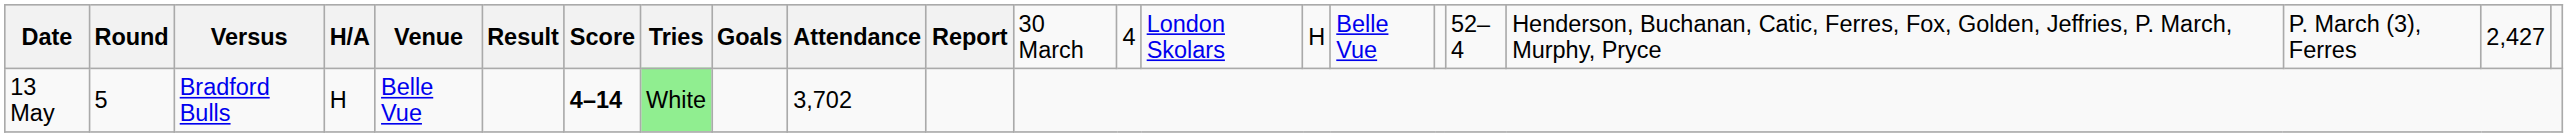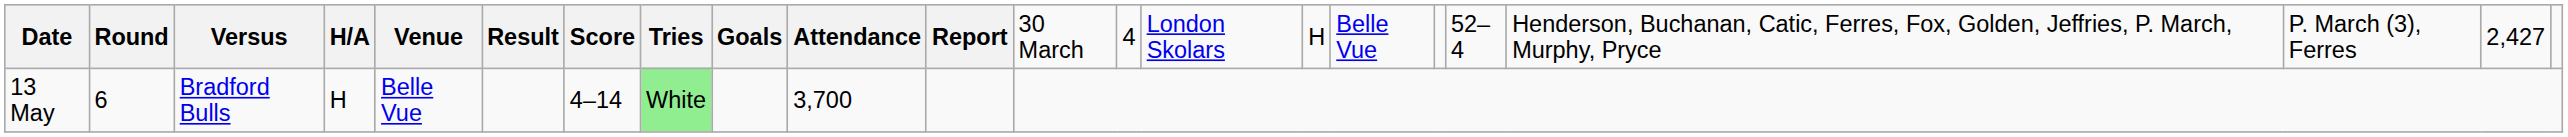(101, 100) 5 -> (101, 100) 6
(596, 100) bold -> (596, 100) normal
(823, 100) 3,702 -> (823, 100) 3,700
